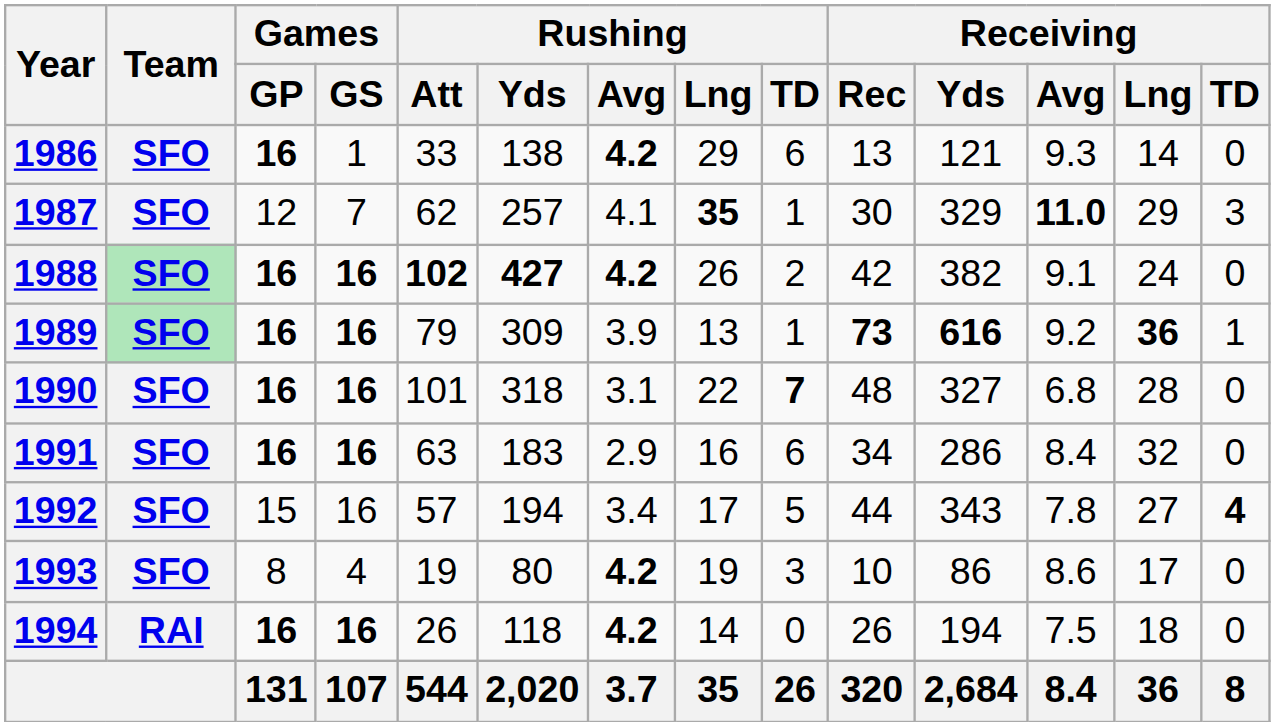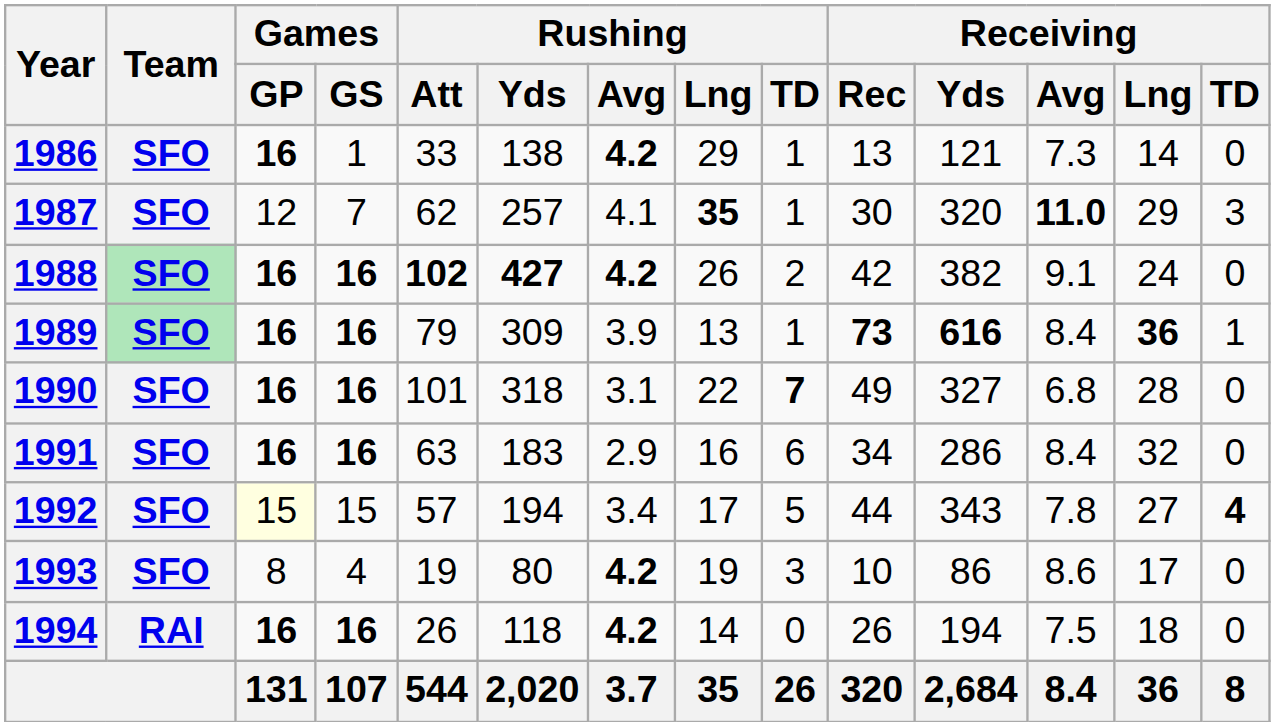(795, 153) 6 -> (795, 153) 1
(1071, 153) 9.3 -> (1071, 153) 7.3
(971, 213) 329 -> (971, 213) 320
(1071, 332) 9.2 -> (1071, 332) 8.4
(872, 392) 48 -> (872, 392) 49
(276, 511) no background -> (276, 511) lightyellow background
(356, 511) 16 -> (356, 511) 15
